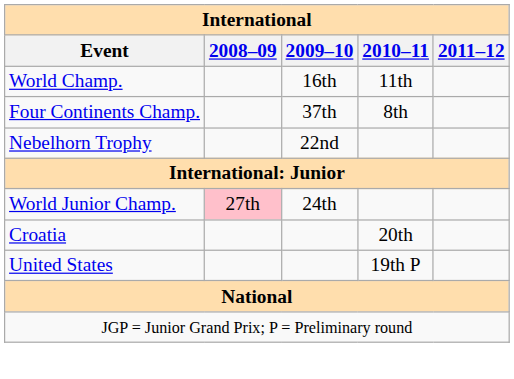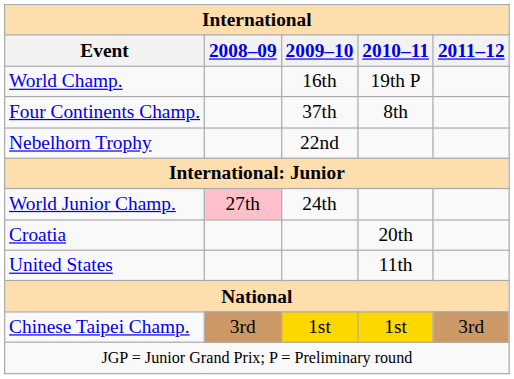(396, 81) 11th -> (396, 81) 19th P
(396, 265) 19th P -> (396, 265) 11th
+ row: (99, 326)
